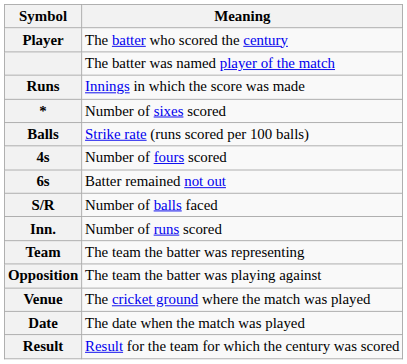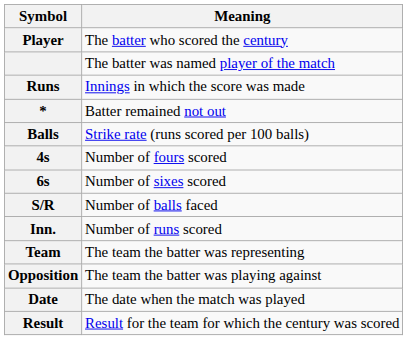(156, 110) Number of sixes scored -> (156, 110) Batter remained not out
(156, 181) Batter remained not out -> (156, 181) Number of sixes scored
- row: (43, 299)
